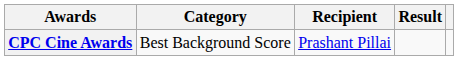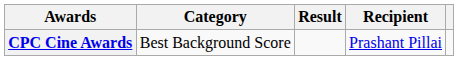columns swapped: (345, 17) <-> (420, 17)
